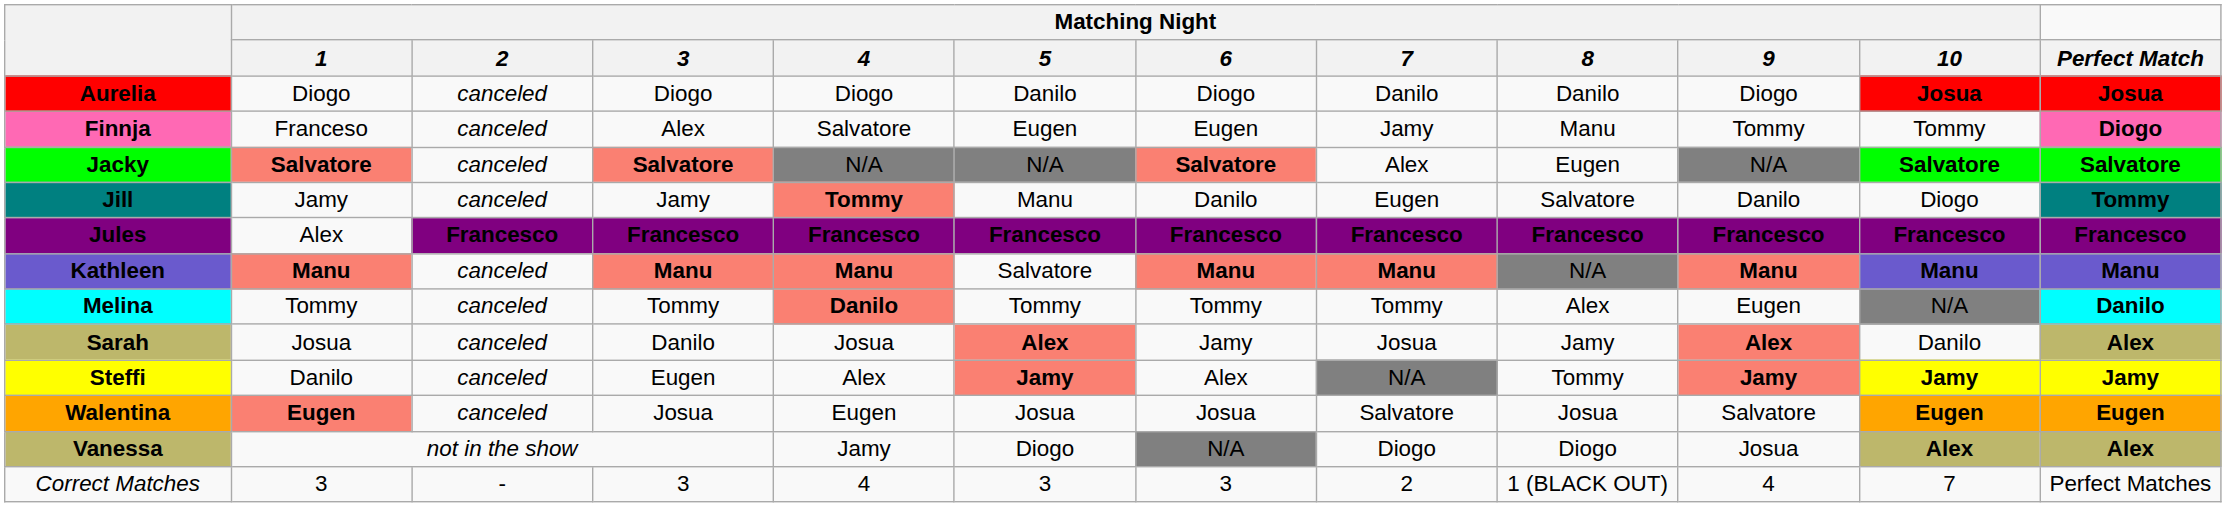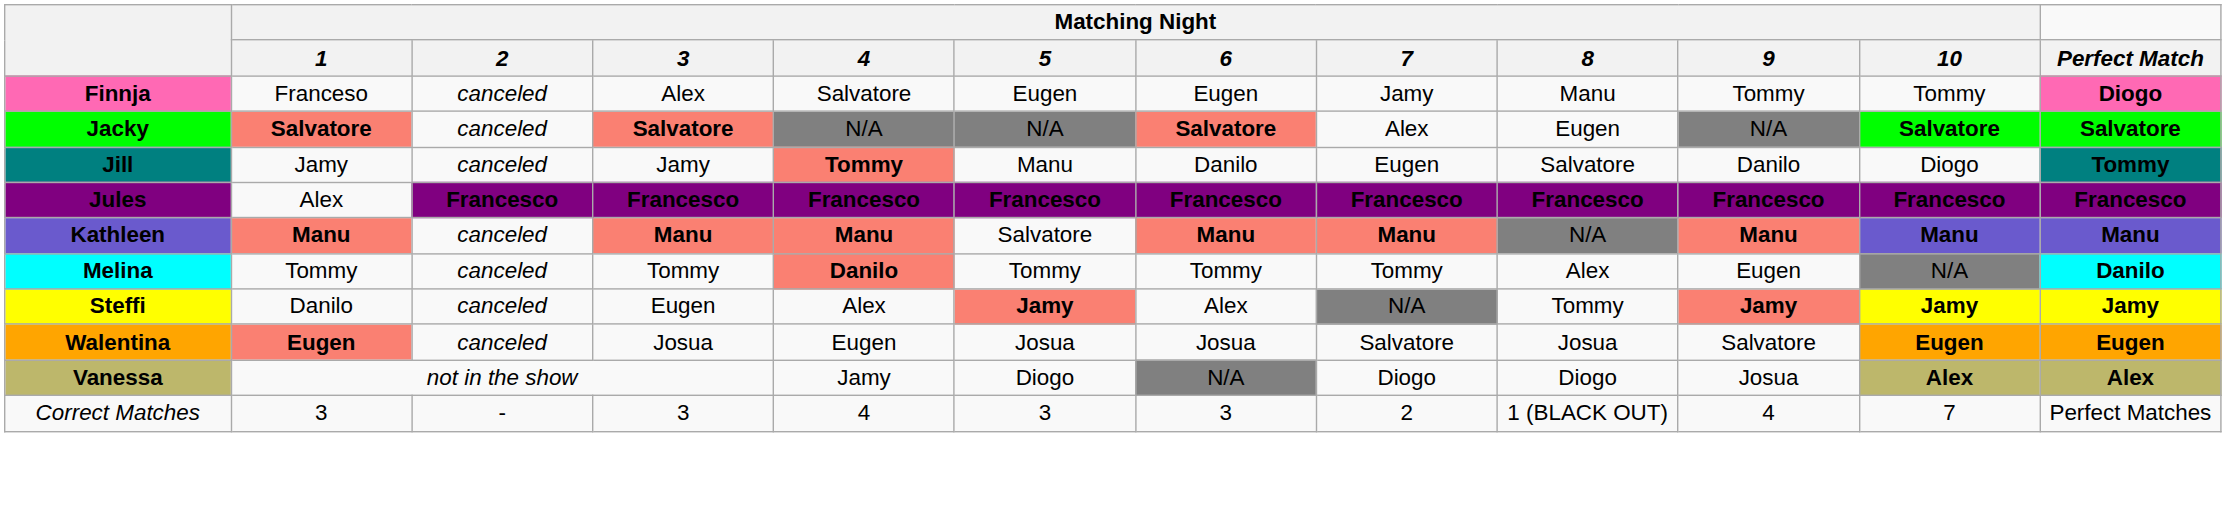- row: (118, 93)
- row: (118, 341)
